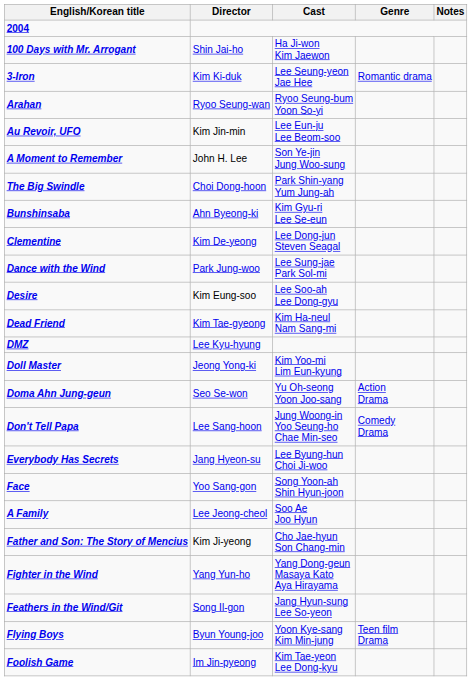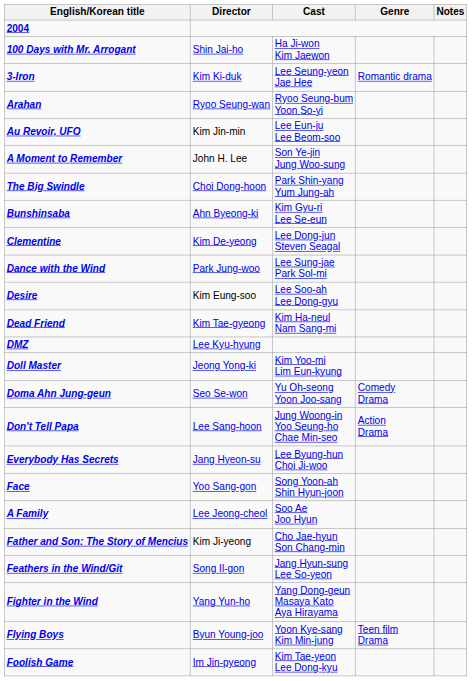(373, 394) Action Drama -> (377, 394) Comedy Drama
(377, 427) Comedy Drama -> (373, 427) Action Drama
rows swapped: (65, 608) <-> (52, 575)
